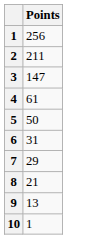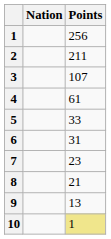+ column: (44, 15)
(36, 78) 147 -> (78, 78) 107
(32, 119) 50 -> (75, 119) 33
(32, 161) 29 -> (75, 161) 23
(29, 224) no background -> (72, 224) khaki background
